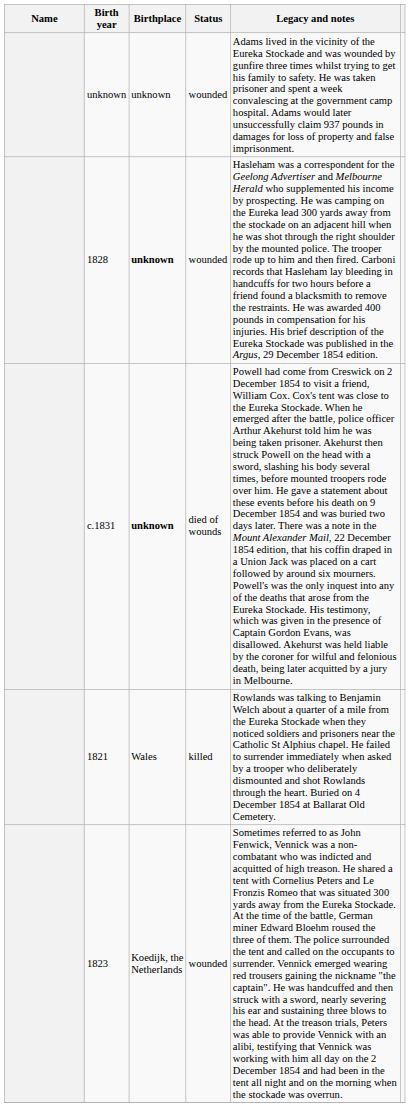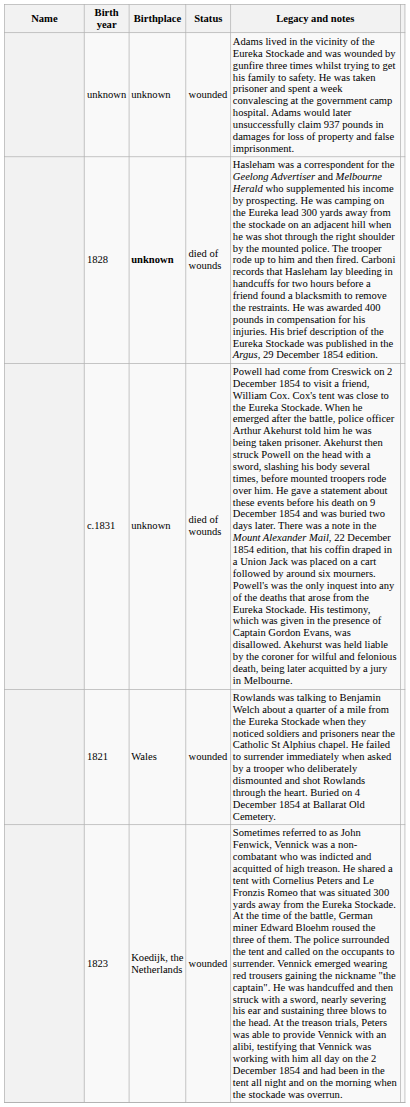(208, 260) wounded -> (205, 260) died of wounds
(152, 526) bold -> (151, 526) normal
(201, 757) killed -> (208, 757) wounded
